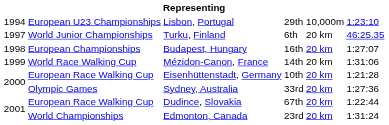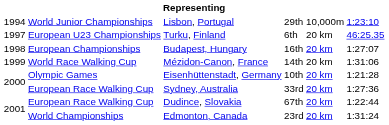(94, 21) European U23 Championships -> (90, 21) World Junior Championships
(90, 35) World Junior Championships -> (94, 35) European U23 Championships
(91, 75) European Race Walking Cup -> (63, 75) Olympic Games
(63, 89) Olympic Games -> (91, 89) European Race Walking Cup
